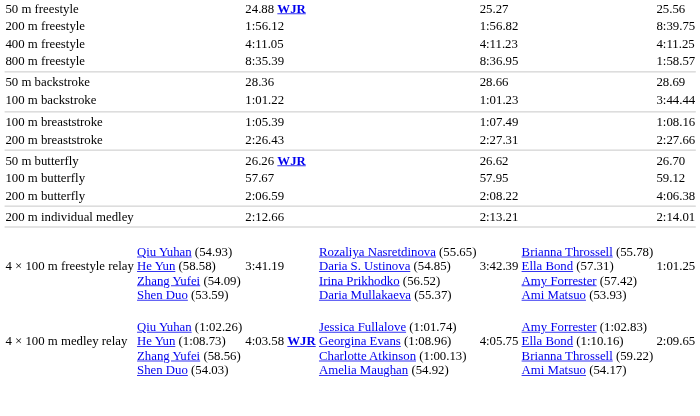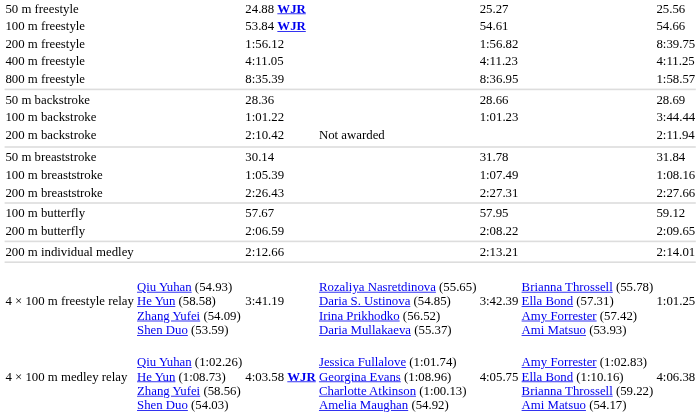+ row: (45, 26)
+ row: (51, 135)
+ row: (51, 157)
- row: (42, 160)
(676, 195) 4:06.38 -> (676, 231) 2:09.65
(676, 341) 2:09.65 -> (676, 376) 4:06.38
